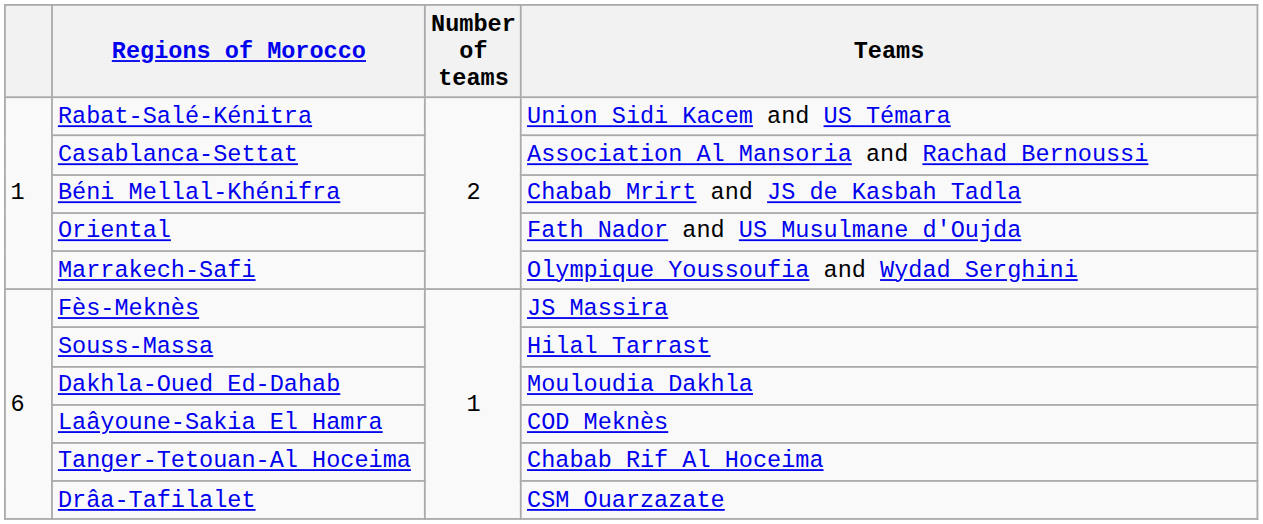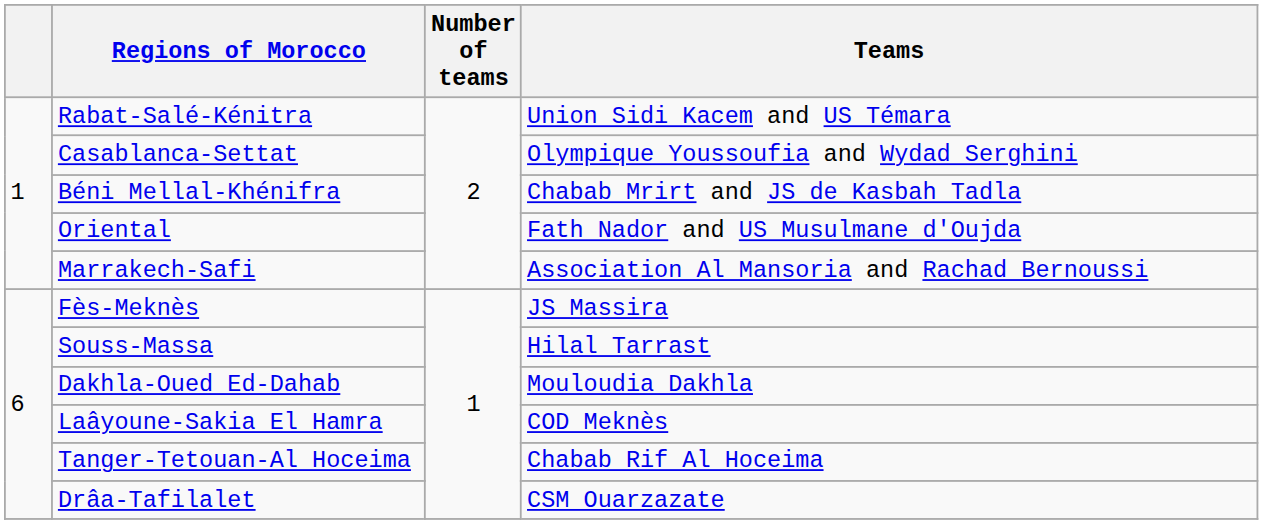(838, 155) Association Al Mansoria and Rachad Bernoussi -> (802, 155) Olympique Youssoufia and Wydad Serghini
(802, 270) Olympique Youssoufia and Wydad Serghini -> (838, 270) Association Al Mansoria and Rachad Bernoussi
